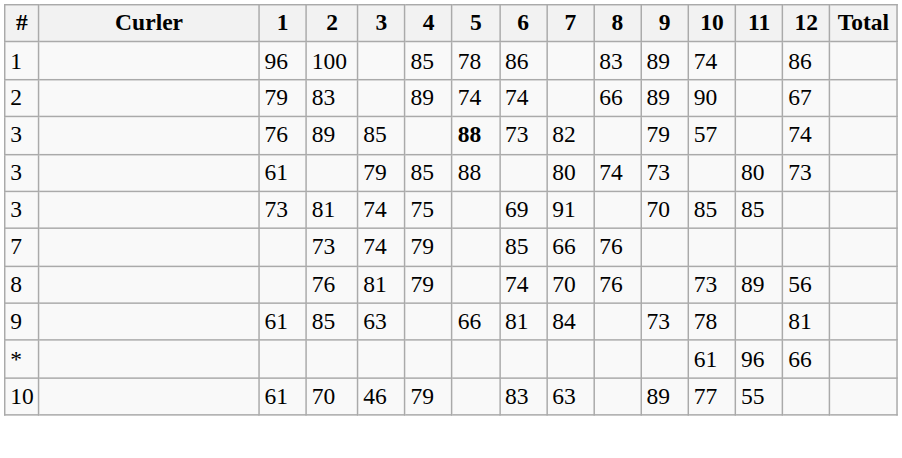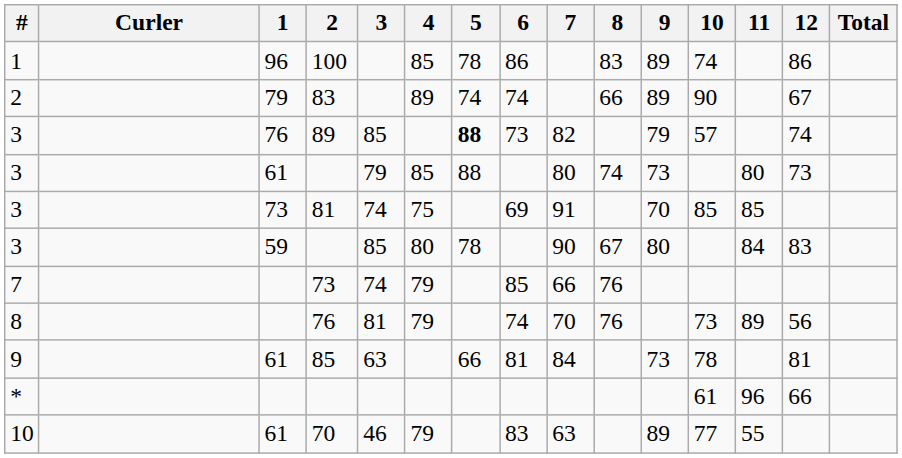+ row: (16, 246)
